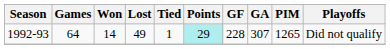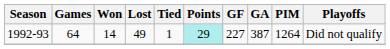(235, 34) 228 -> (235, 34) 227
(260, 34) 307 -> (260, 34) 387
(287, 34) 1265 -> (287, 34) 1264
